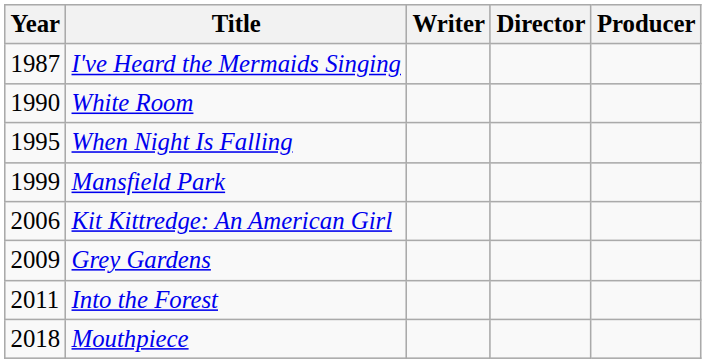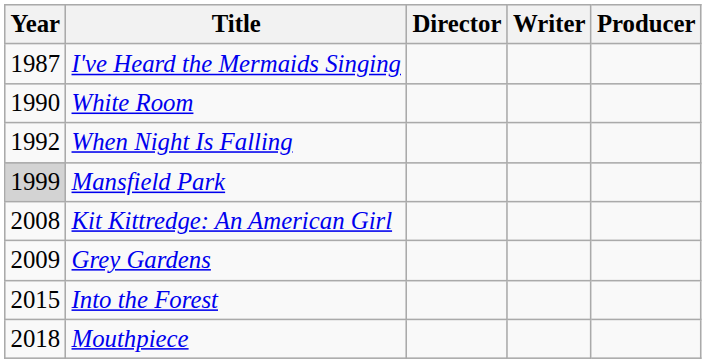columns swapped: (541, 24) <-> (449, 24)
(35, 142) 1995 -> (35, 142) 1992
(35, 181) no background -> (35, 181) lightgrey background
(35, 220) 2006 -> (35, 220) 2008
(35, 299) 2011 -> (35, 299) 2015
